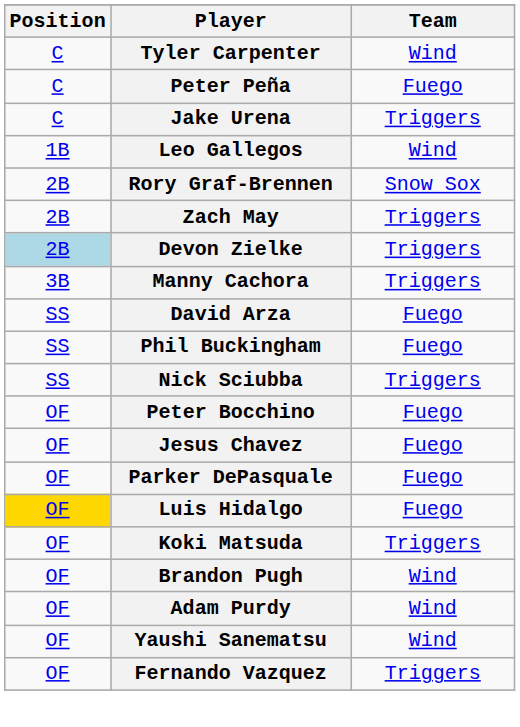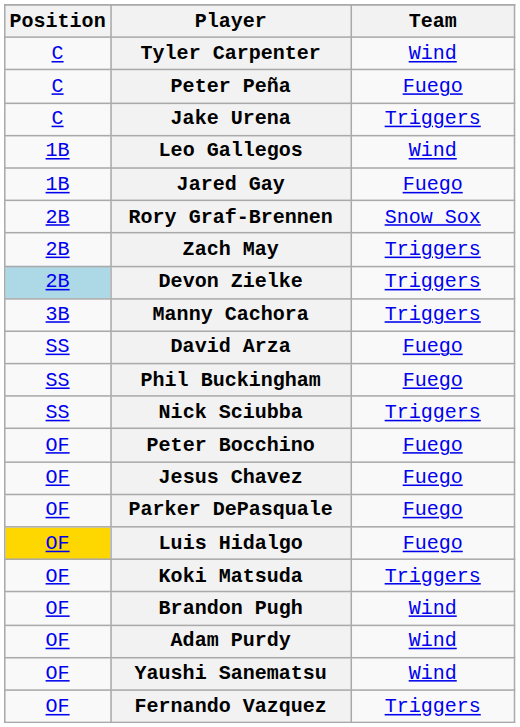+ row: (231, 184)
